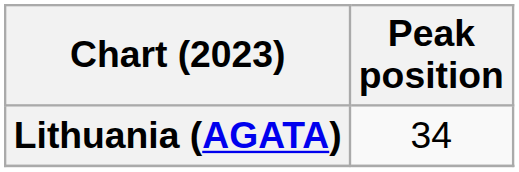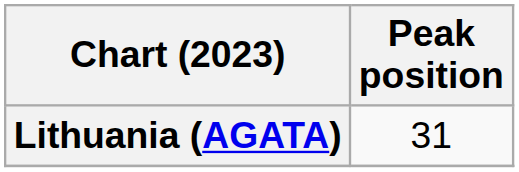(431, 135) 34 -> (431, 135) 31
